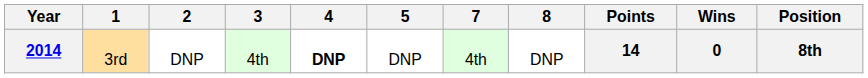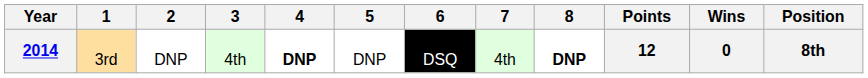+ column: (440, 17)
(547, 60) normal -> (569, 60) bold
(631, 51) 14 -> (647, 51) 12
